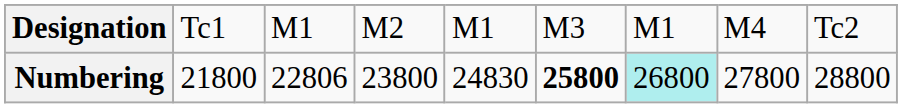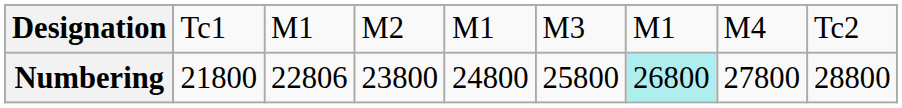(490, 77) 24830 -> (490, 77) 24800
(581, 77) bold -> (581, 77) normal
